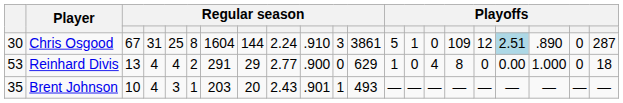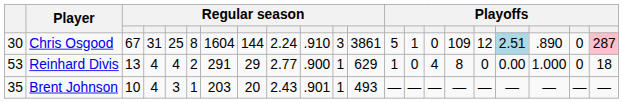(604, 43) no background -> (604, 43) pink background
(340, 65) 0 -> (340, 65) 1
